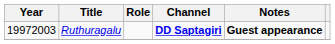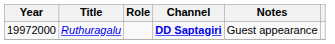(31, 30) 19972003 -> (31, 30) 19972000
(275, 30) bold -> (272, 30) normal
